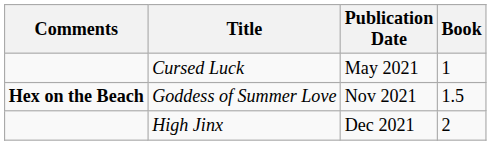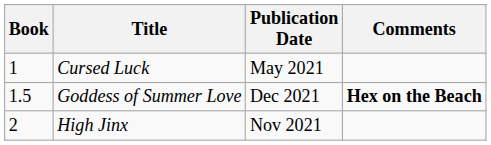columns swapped: (462, 29) <-> (76, 29)
(381, 96) Nov 2021 -> (285, 96) Dec 2021
(380, 125) Dec 2021 -> (286, 125) Nov 2021
